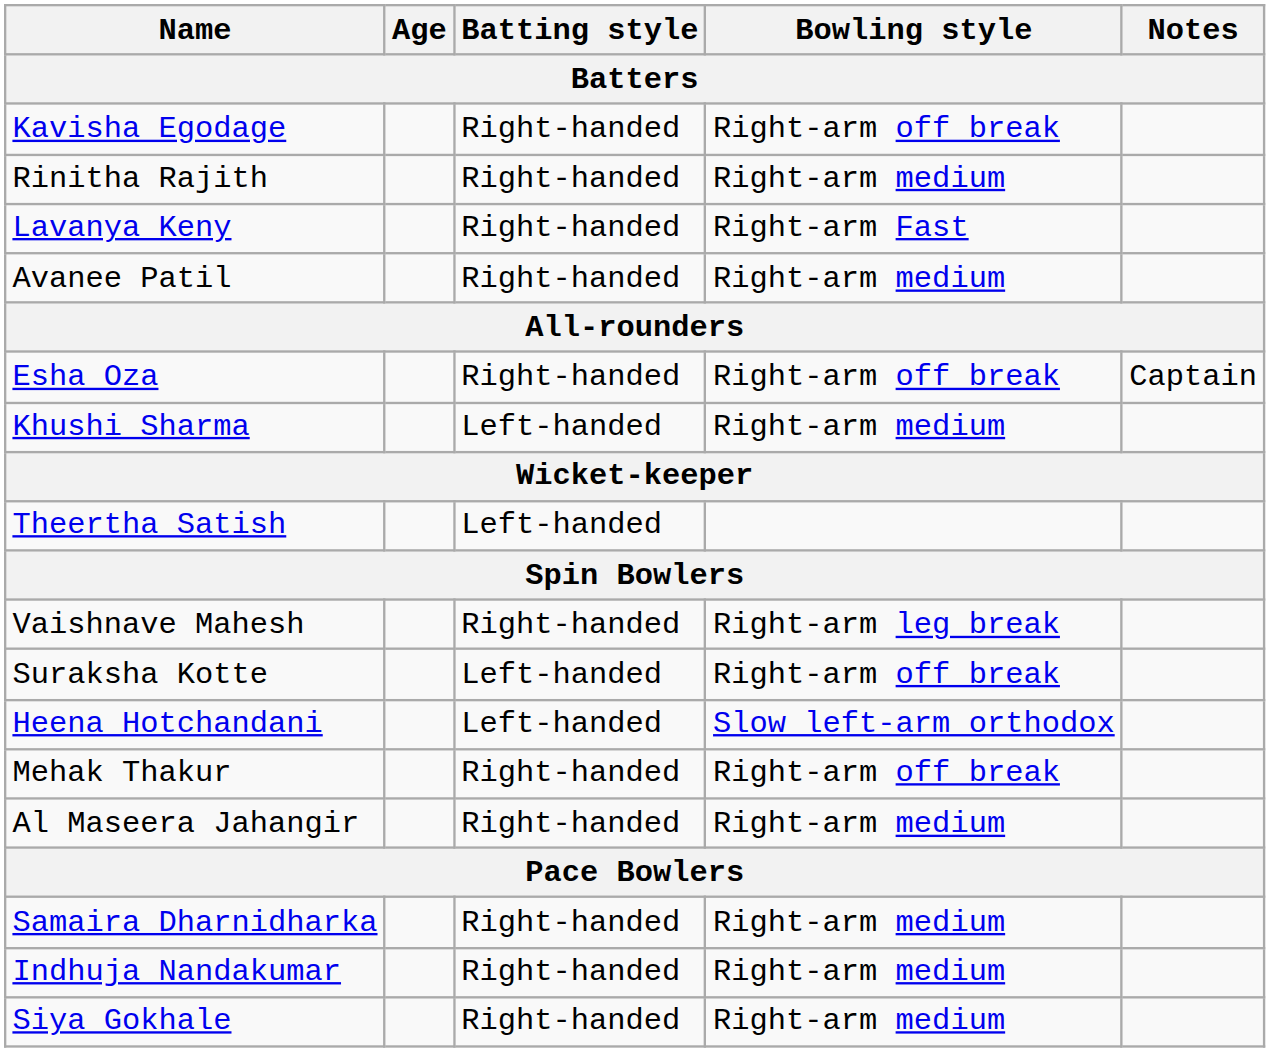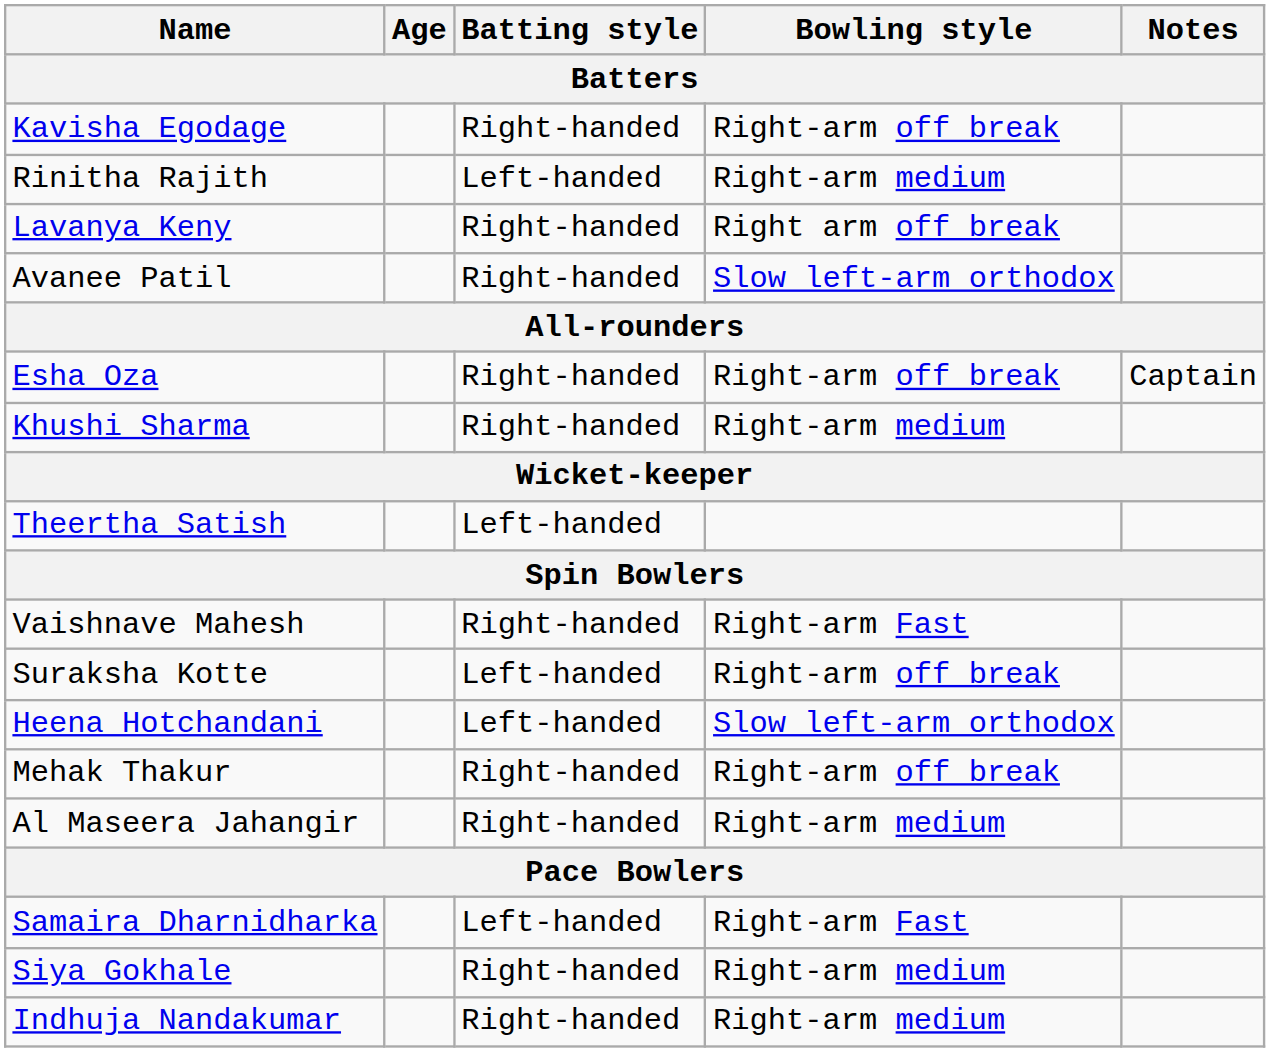(571, 179) Right-handed -> (562, 179) Left-handed
(841, 228) Right-arm Fast -> (886, 228) Right arm off break
(859, 278) Right-arm medium -> (914, 278) Slow left-arm orthodox
(562, 427) Left-handed -> (571, 427) Right-handed
(886, 625) Right-arm leg break -> (841, 625) Right-arm Fast
(571, 922) Right-handed -> (562, 922) Left-handed
(859, 922) Right-arm medium -> (841, 922) Right-arm Fast
rows swapped: (122, 1022) <-> (177, 972)
